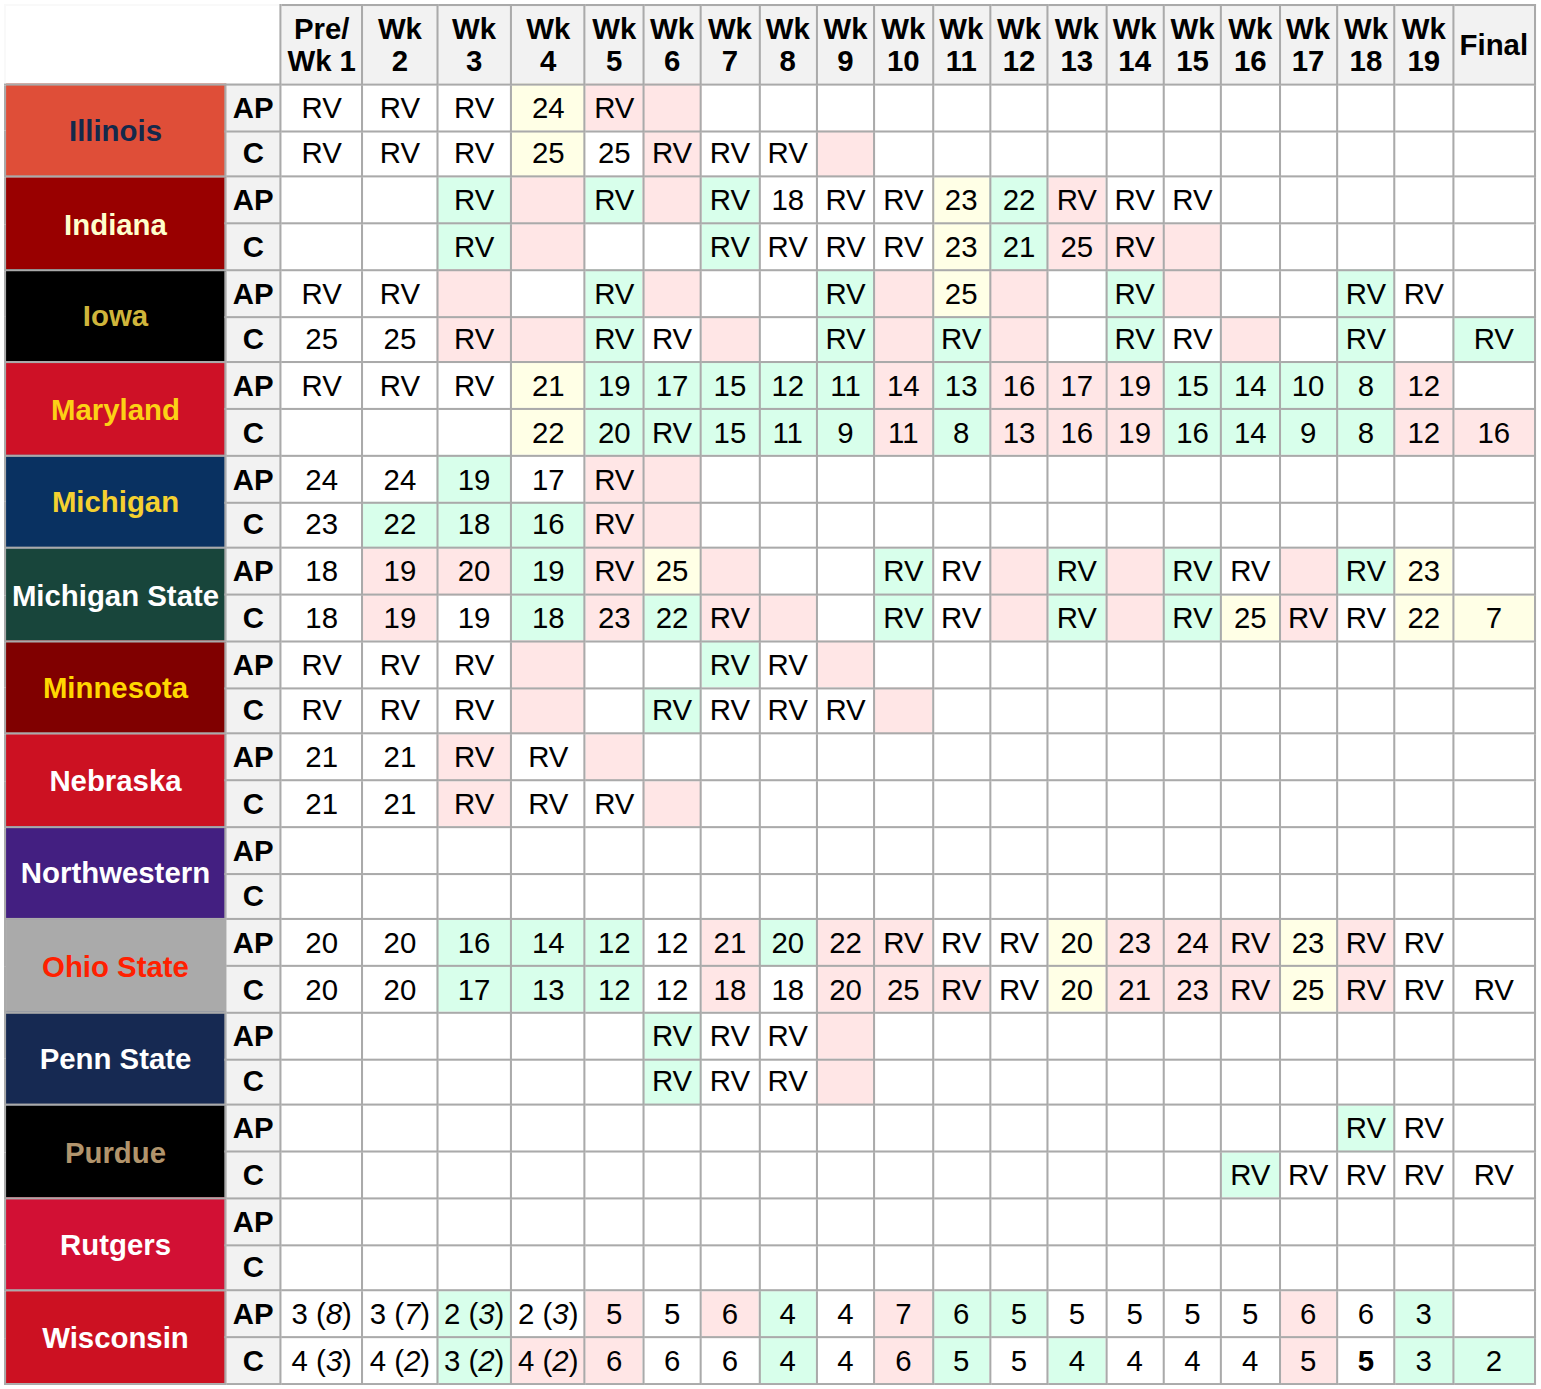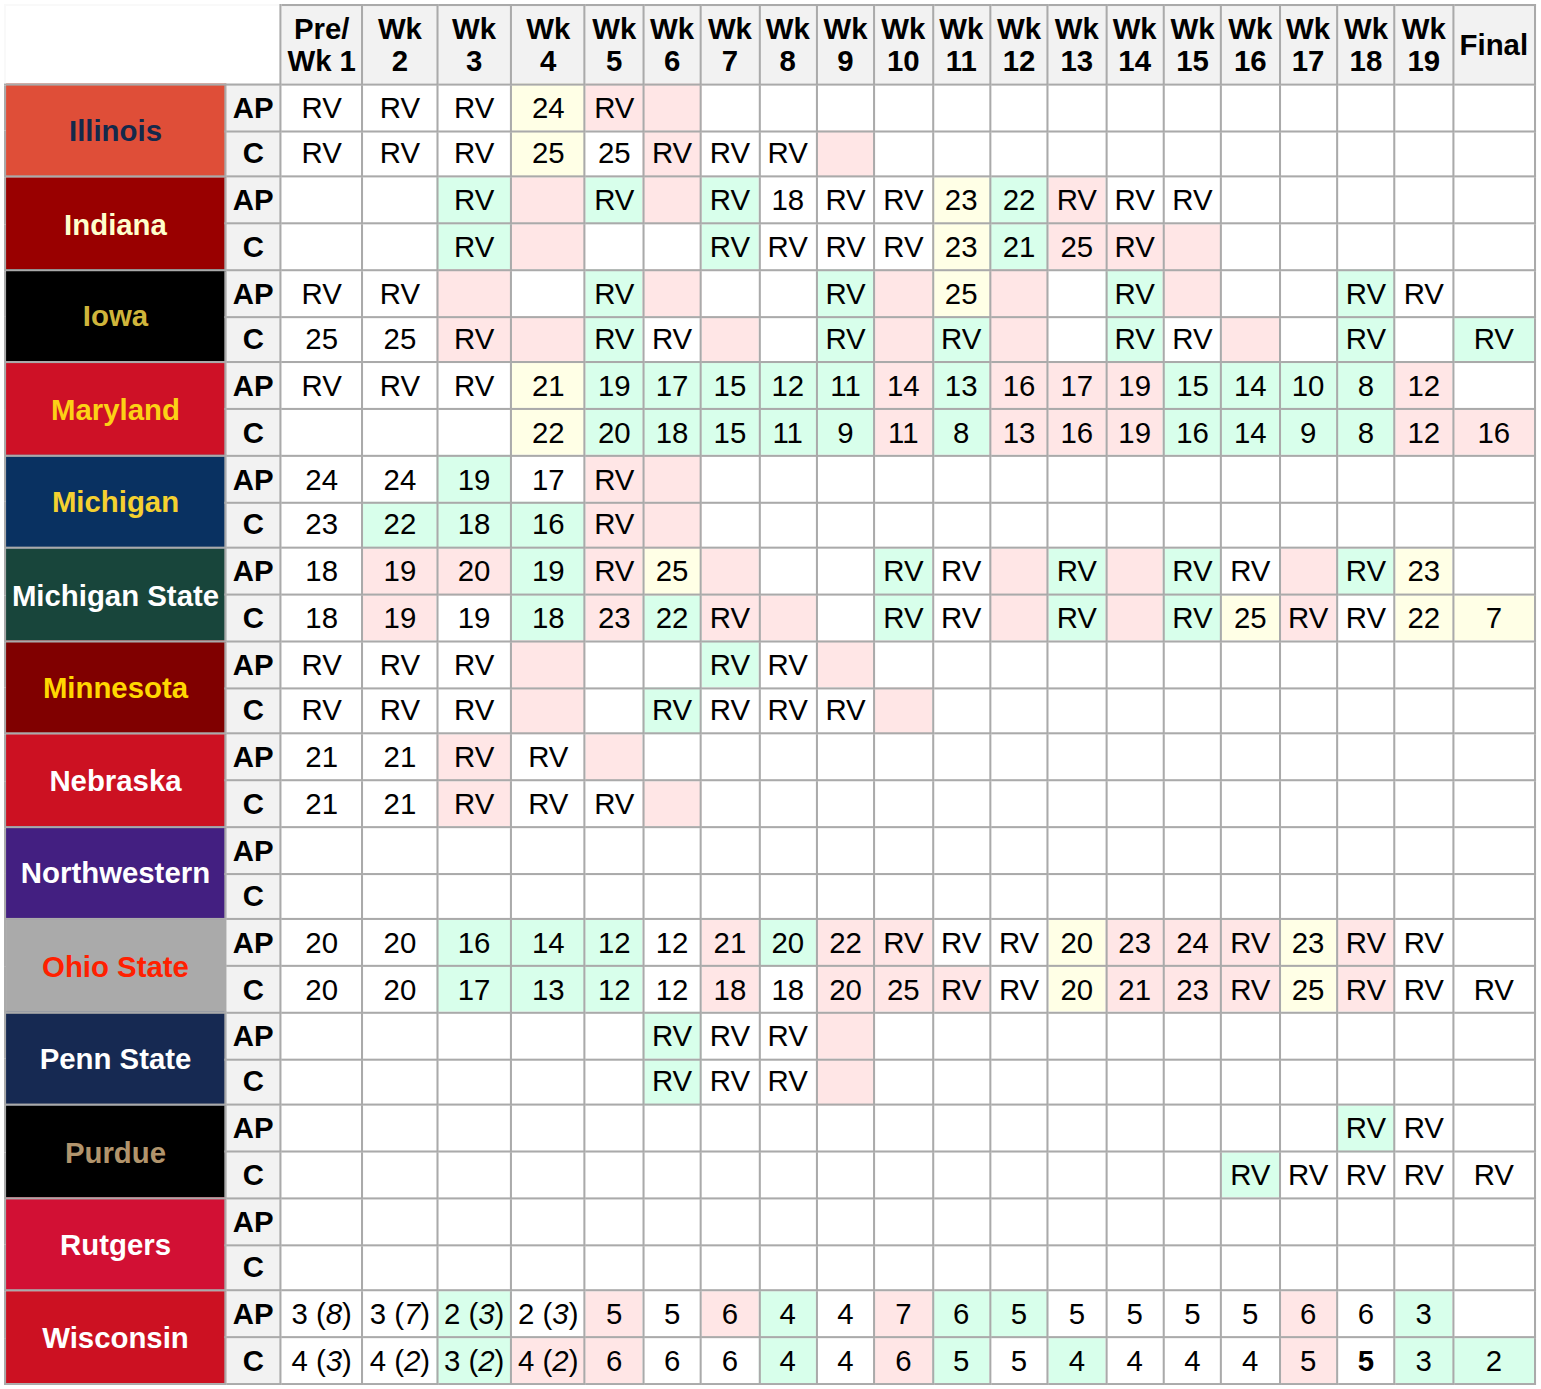(672, 433) RV -> (672, 433) 18
